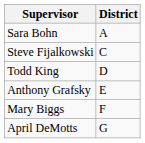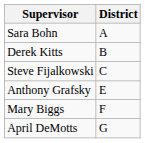+ row: (35, 52)
- row: (33, 71)
